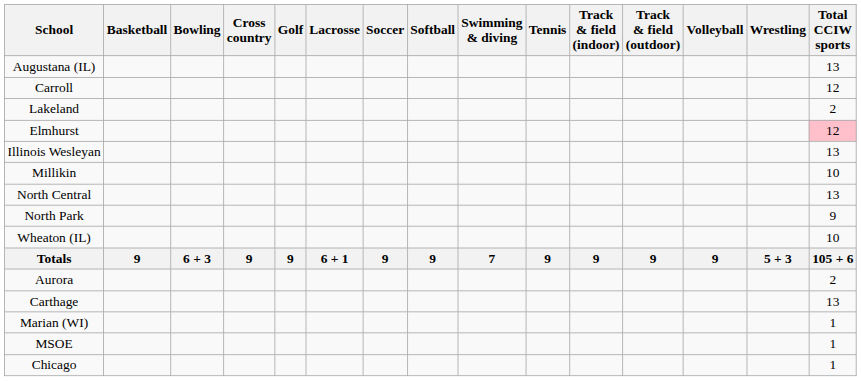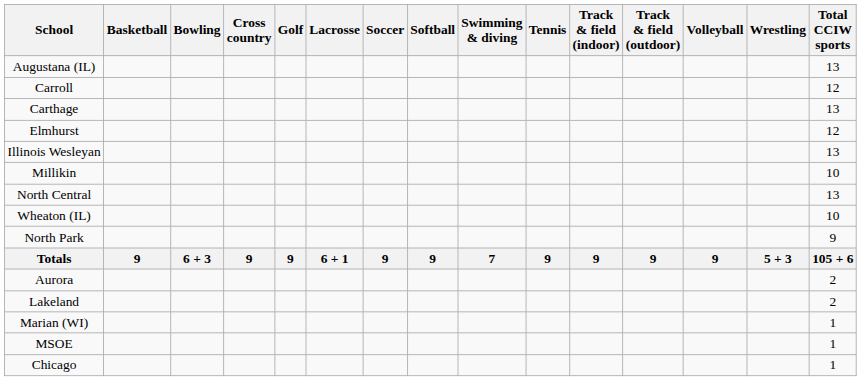rows swapped: (54, 301) <-> (54, 109)
(833, 130) pink background -> (833, 130) no background
rows swapped: (54, 215) <-> (54, 237)
